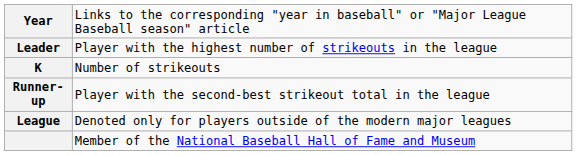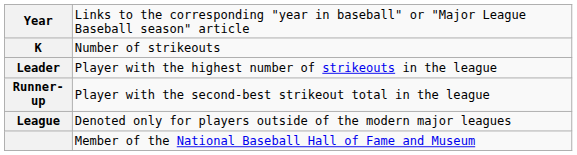rows swapped: (38, 48) <-> (38, 68)
